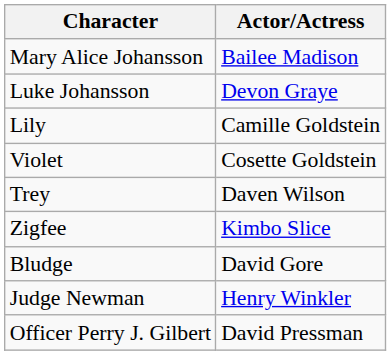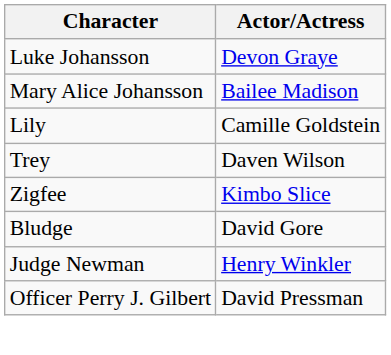rows swapped: (106, 56) <-> (80, 90)
- row: (36, 159)
